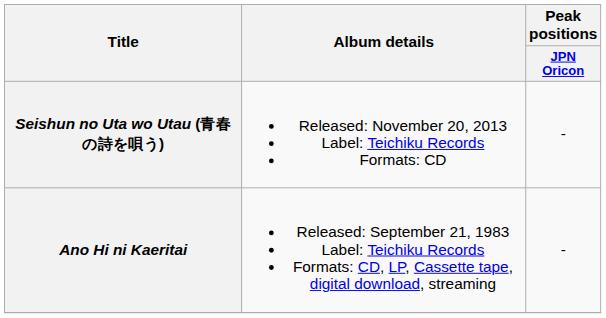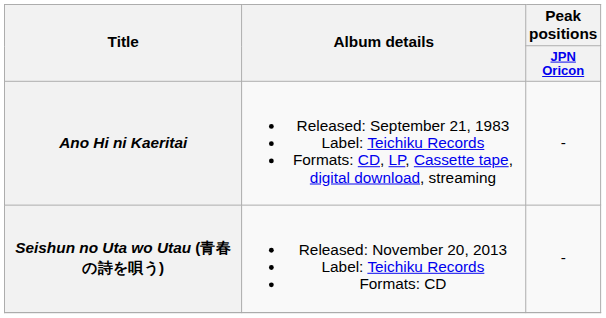rows swapped: (123, 250) <-> (123, 134)
